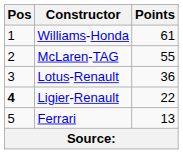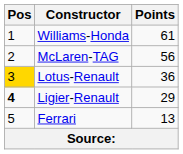(168, 56) 55 -> (168, 56) 56
(11, 77) no background -> (11, 77) gold background
(168, 98) 22 -> (168, 98) 29
